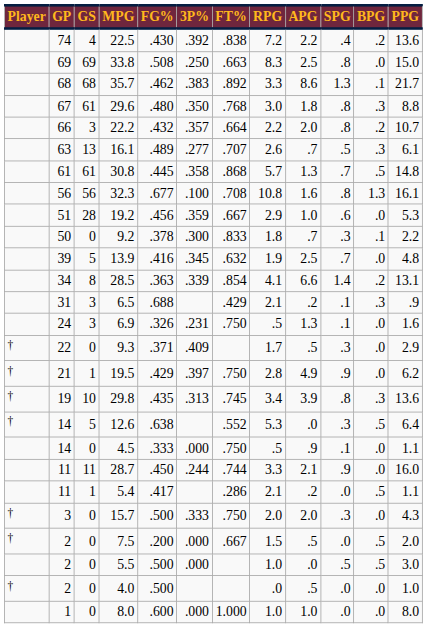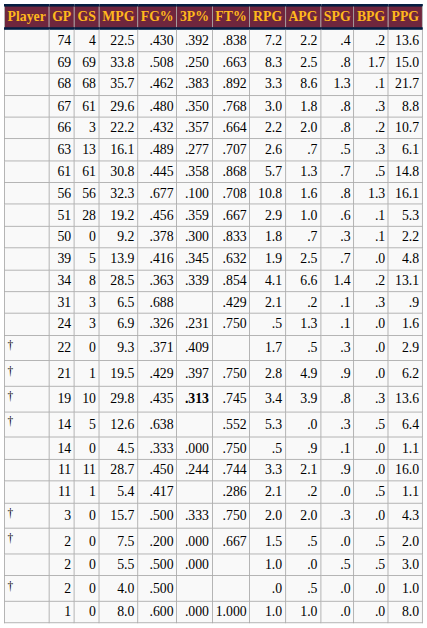(380, 62) .0 -> (377, 62) 1.7
(380, 215) .0 -> (380, 215) .1
(197, 399) normal -> (197, 399) bold
